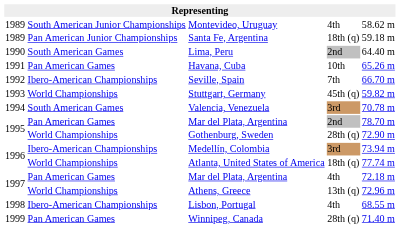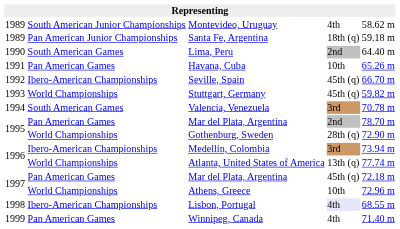(334, 80) 7th -> (343, 80) 45th (q)
(343, 163) 18th (q) -> (343, 163) 13th (q)
(334, 177) 4th -> (343, 177) 45th (q)
(343, 190) 13th (q) -> (336, 190) 10th
(334, 204) no background -> (334, 204) lavender background
(343, 218) 28th (q) -> (334, 218) 4th
